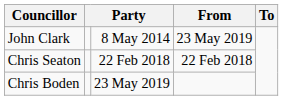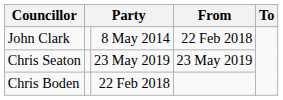(215, 38) 23 May 2019 -> (217, 38) 22 Feb 2018
(134, 60) 22 Feb 2018 -> (132, 60) 23 May 2019
(217, 60) 22 Feb 2018 -> (215, 60) 23 May 2019
(132, 83) 23 May 2019 -> (134, 83) 22 Feb 2018
